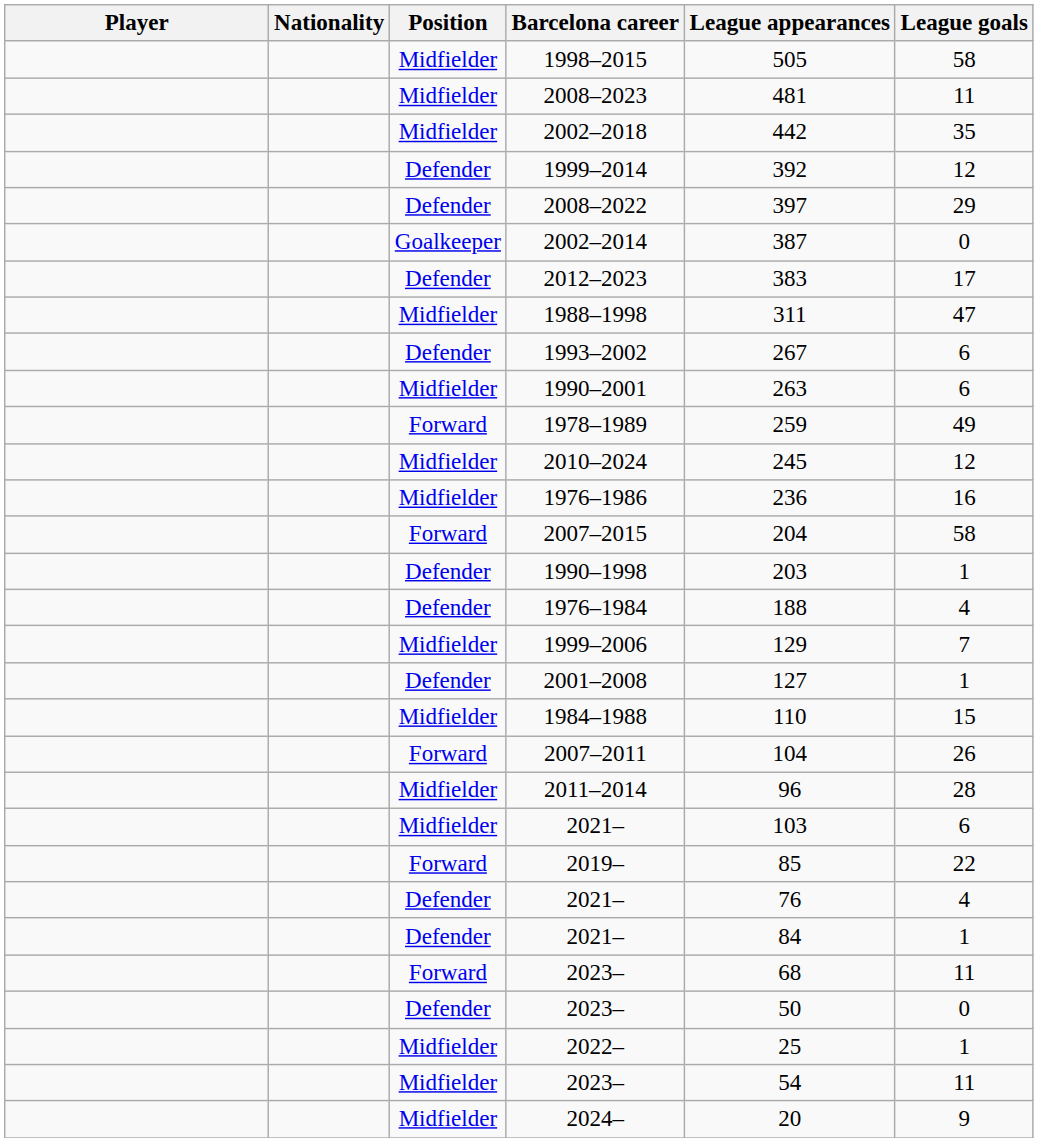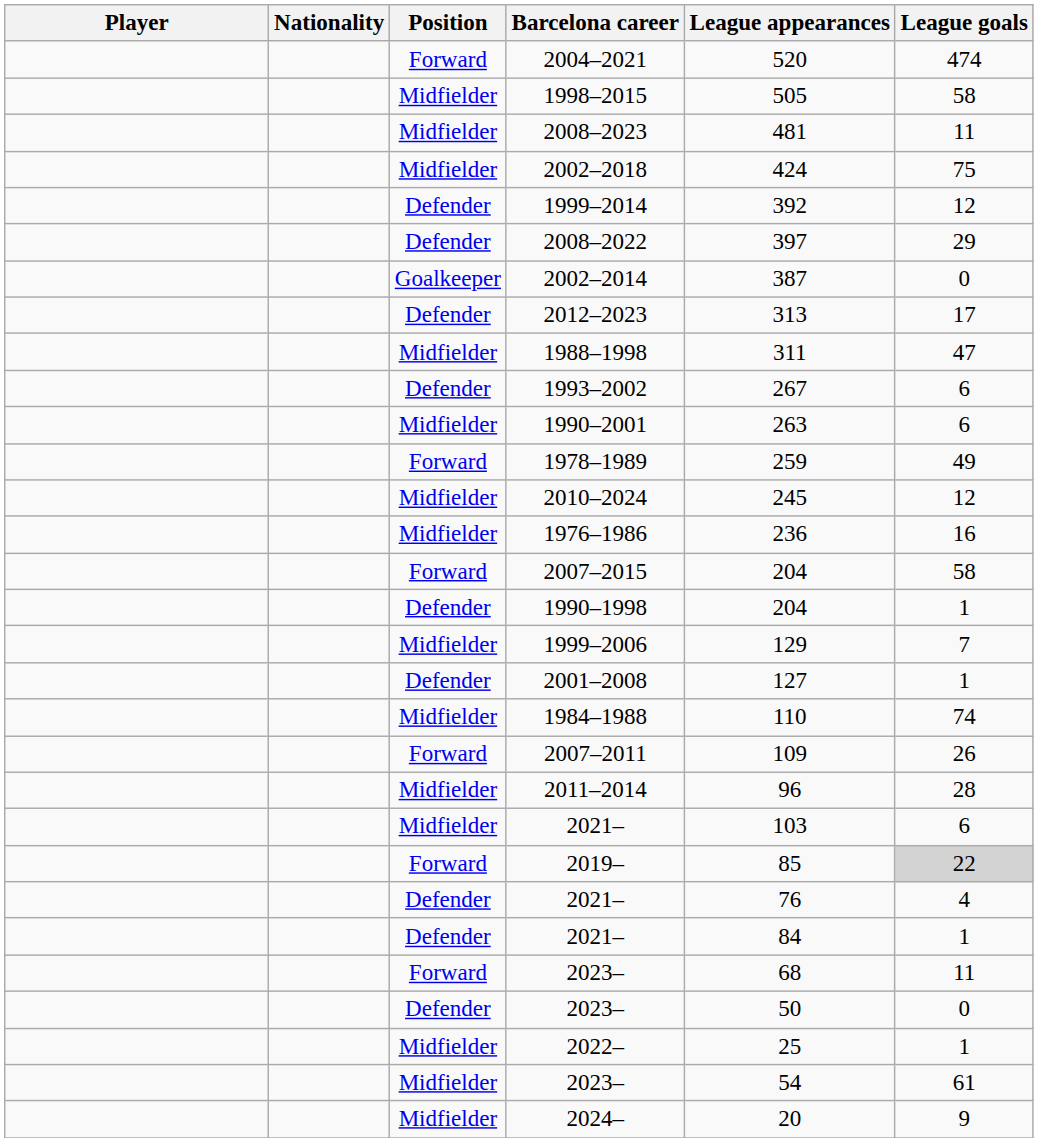+ row: (448, 59)
(790, 132) 442 -> (790, 168) 424
(964, 132) 35 -> (964, 168) 75
(790, 278) 383 -> (790, 315) 313
(790, 570) 203 -> (790, 607) 204
- row: (448, 607)
(964, 717) 15 -> (964, 717) 74
(790, 753) 104 -> (790, 753) 109
(964, 863) no background -> (964, 863) lightgrey background
(964, 1082) 11 -> (964, 1082) 61
